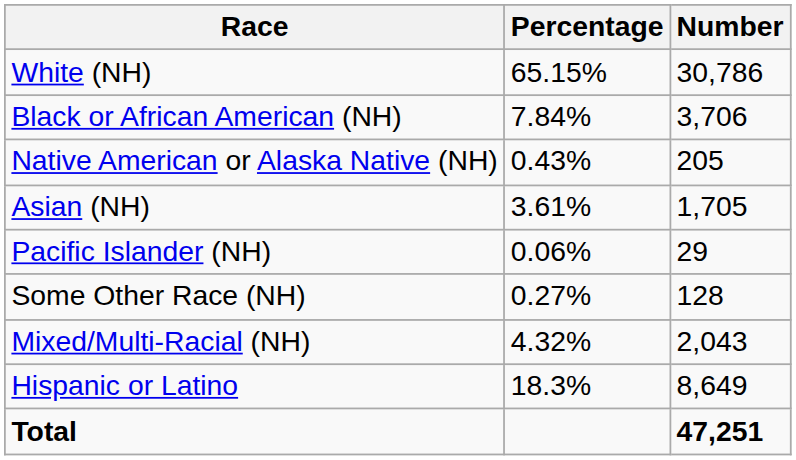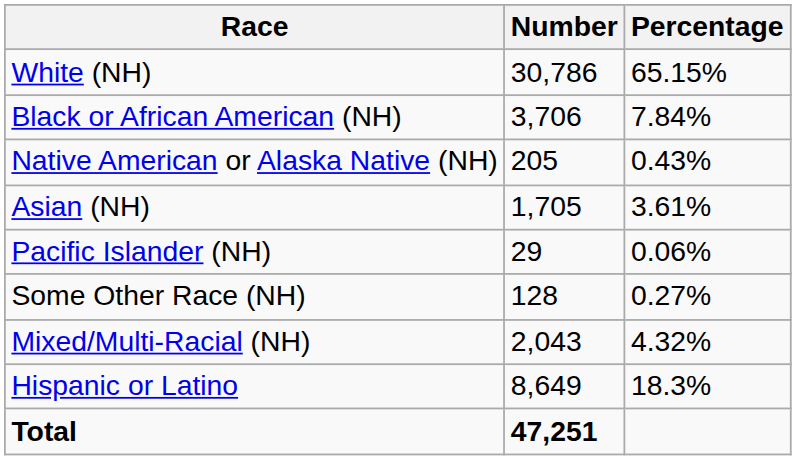columns swapped: (730, 26) <-> (587, 26)
